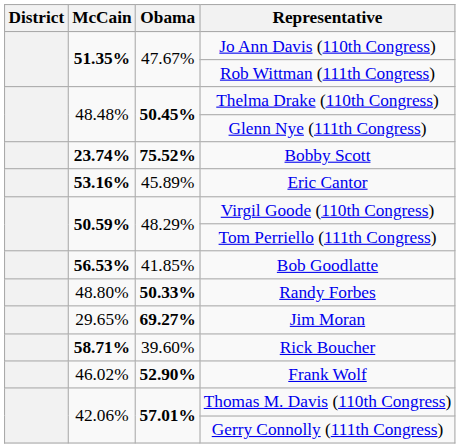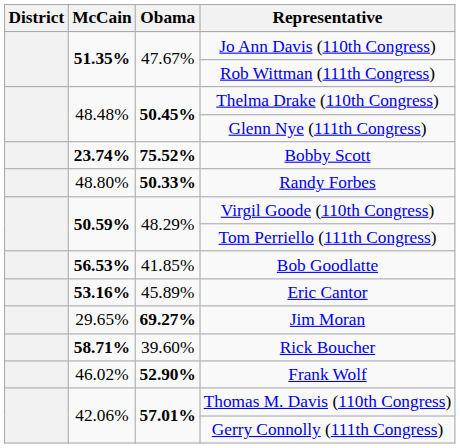rows swapped: (328, 292) <-> (328, 182)
